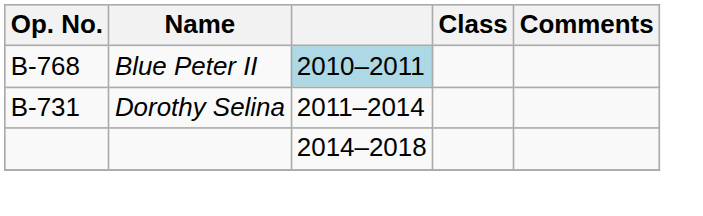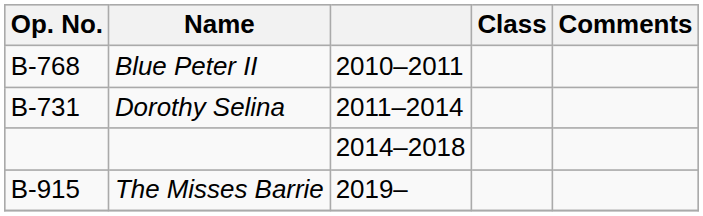(361, 66) lightblue background -> (400, 66) no background
+ row: (45, 189)
